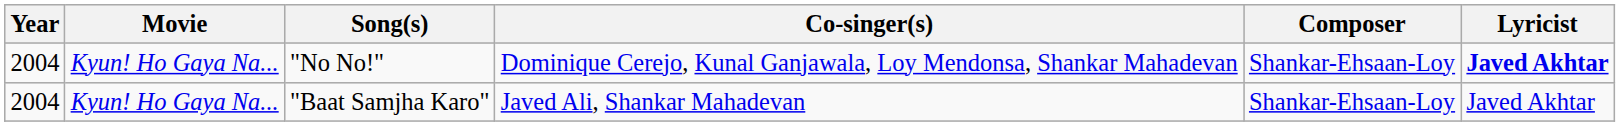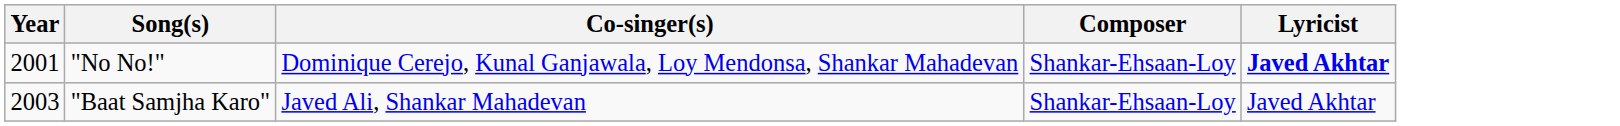- column: (175, 23)
(35, 62) 2004 -> (35, 62) 2001
(35, 101) 2004 -> (35, 101) 2003
